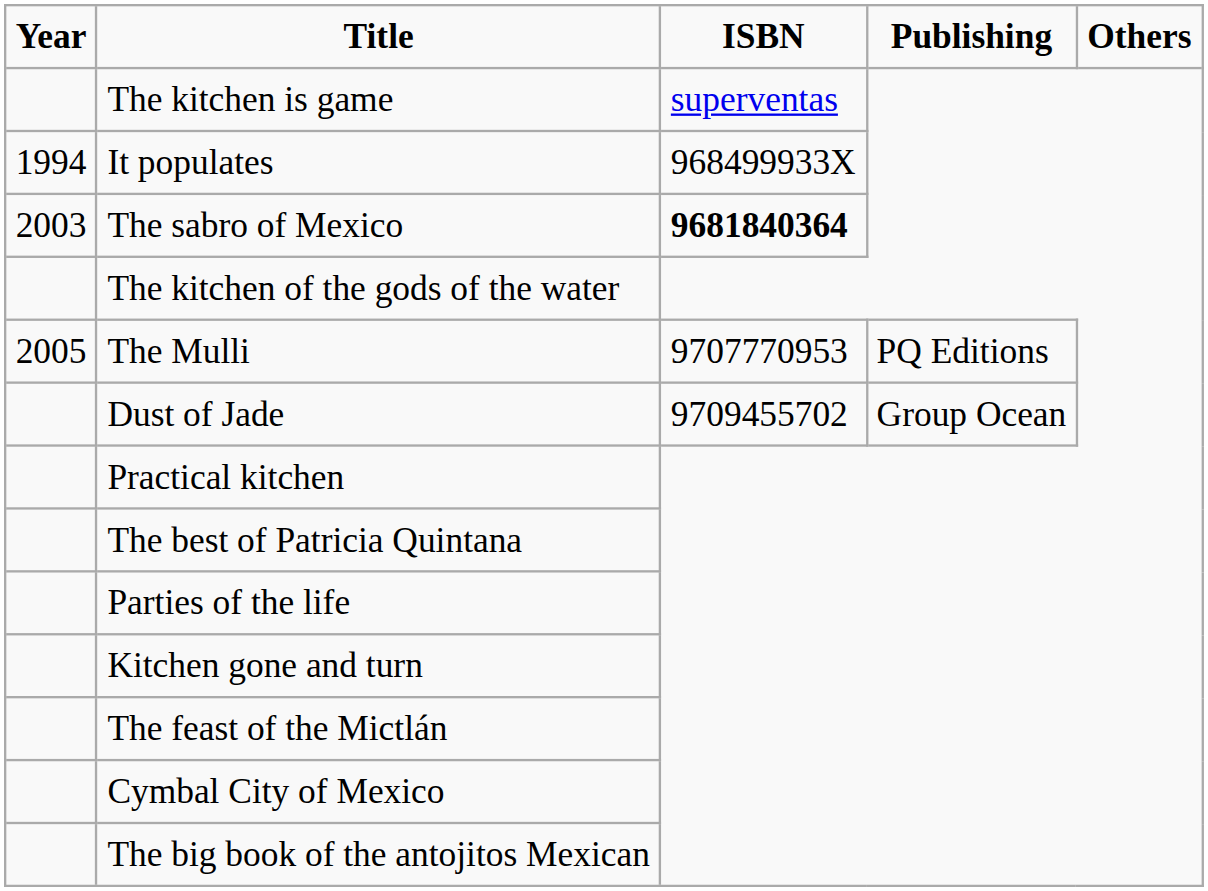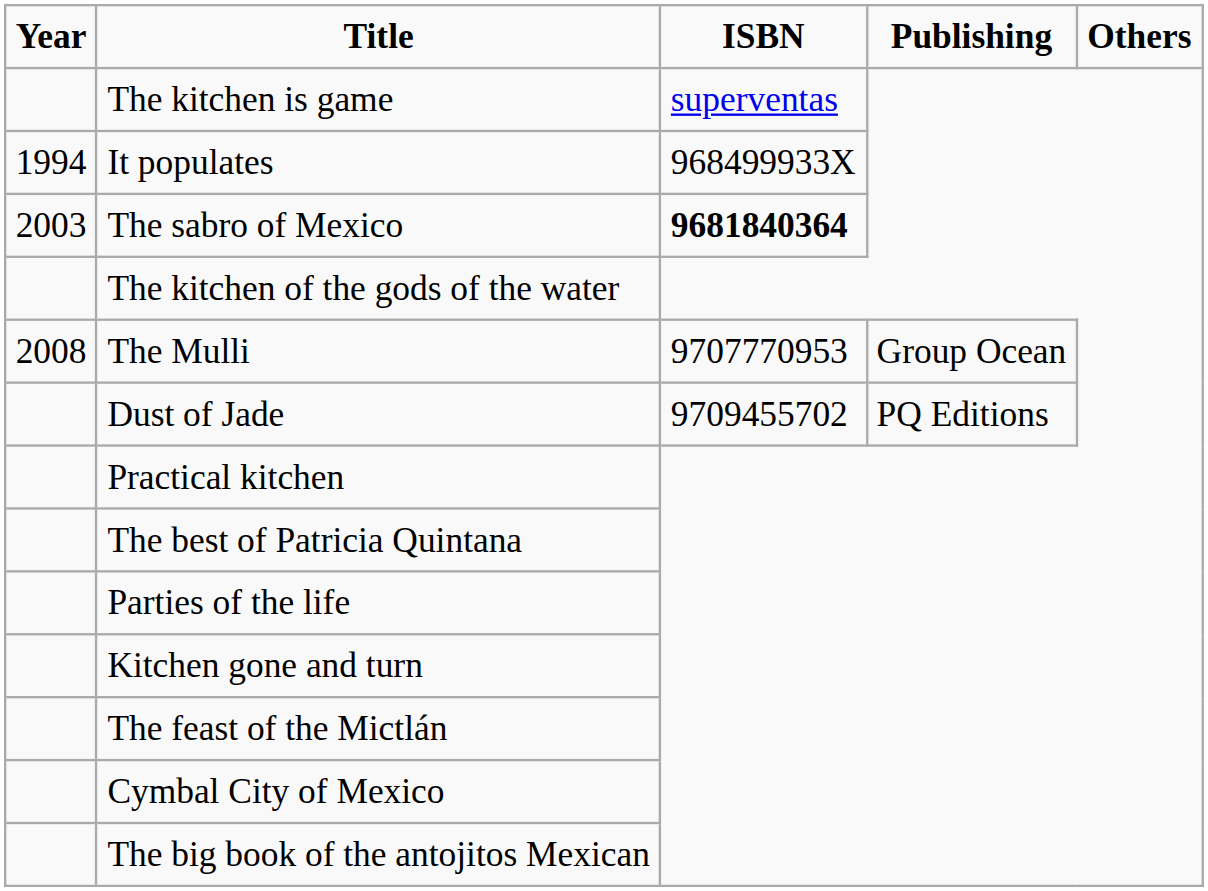(51, 350) 2005 -> (51, 350) 2008
(963, 350) PQ Editions -> (971, 350) Group Ocean
(971, 413) Group Ocean -> (963, 413) PQ Editions
